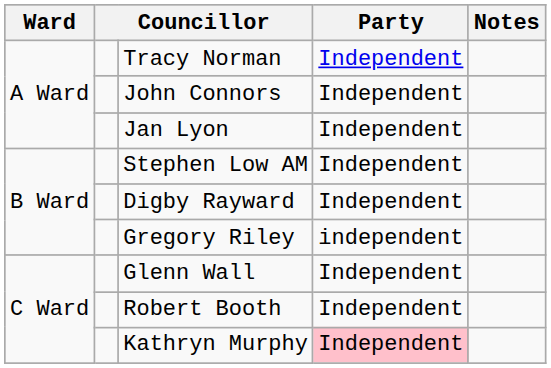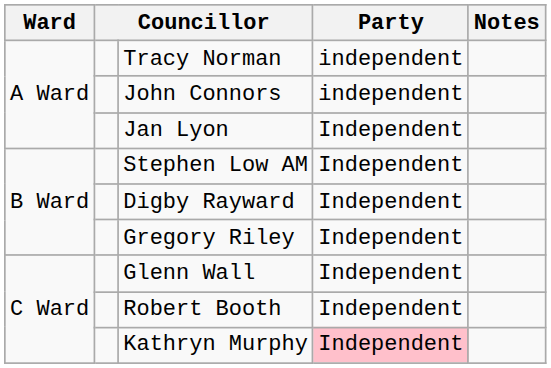(391, 59) Independent -> (391, 59) independent
(391, 94) Independent -> (391, 94) independent
(391, 238) independent -> (391, 238) Independent
